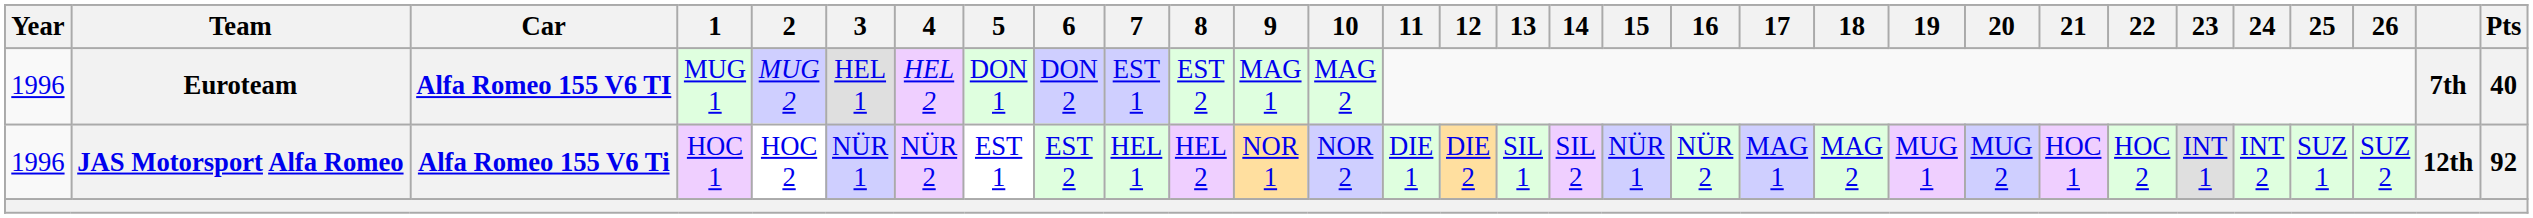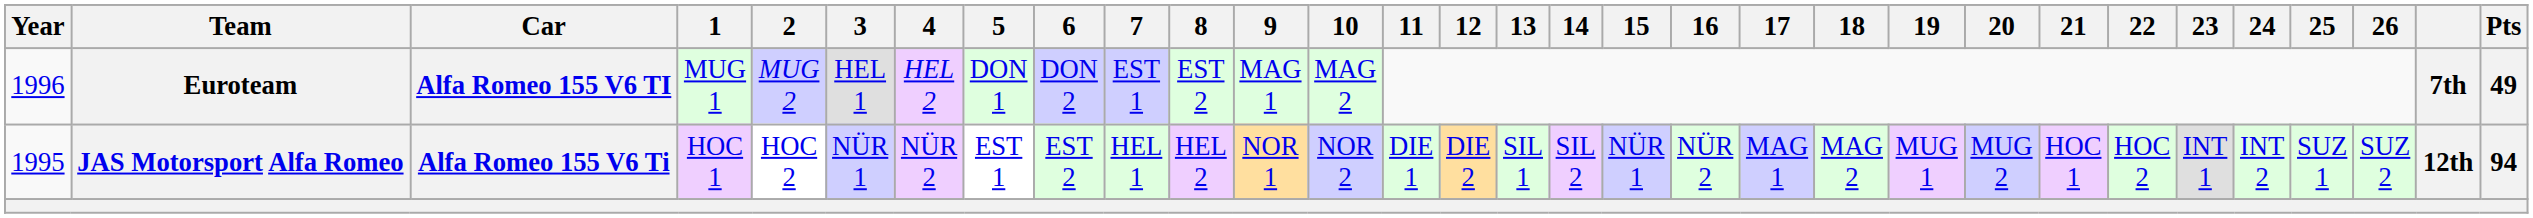(2504, 85) 40 -> (2504, 85) 49
(38, 161) 1996 -> (38, 161) 1995
(2504, 161) 92 -> (2504, 161) 94
